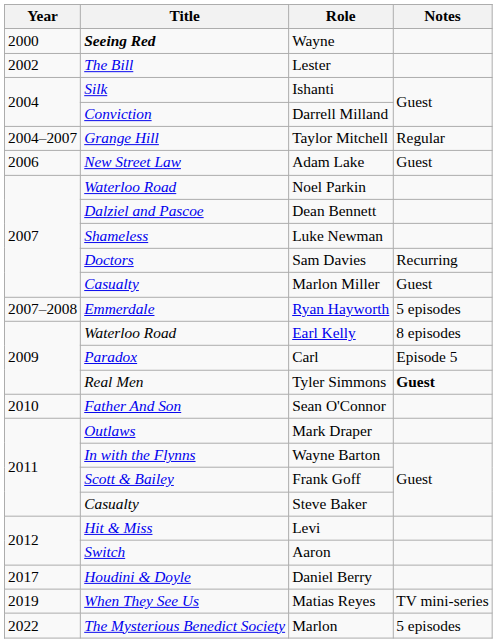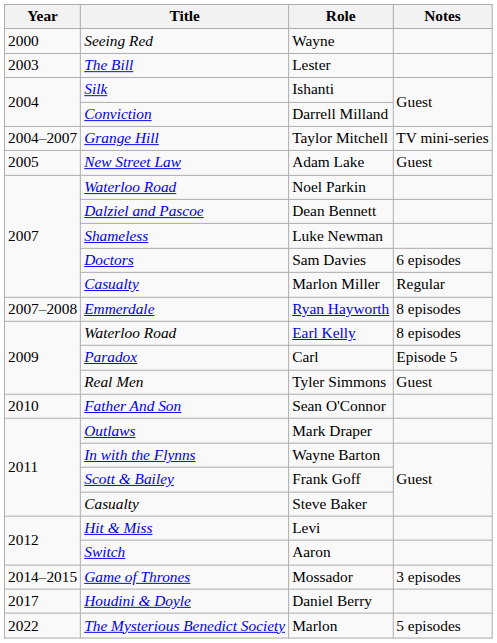(120, 41) bold -> (119, 41) normal
(23, 65) 2002 -> (23, 65) 2003
(421, 138) Regular -> (443, 138) TV mini-series
(23, 162) 2006 -> (23, 162) 2005
(427, 260) Recurring -> (429, 260) 6 episodes
(414, 284) Guest -> (421, 284) Regular
(429, 308) 5 episodes -> (429, 308) 8 episodes
(416, 382) bold -> (414, 382) normal
+ row: (322, 576)
- row: (334, 601)
